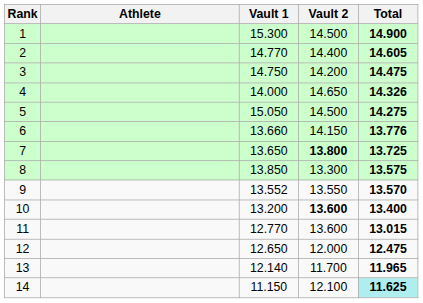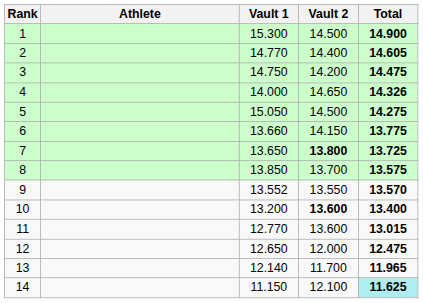(388, 131) 13.776 -> (388, 131) 13.775
(328, 170) 13.300 -> (328, 170) 13.700
